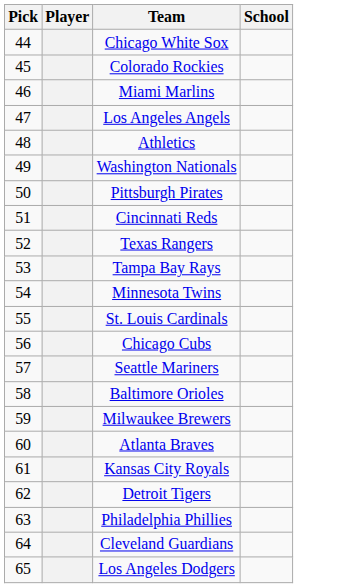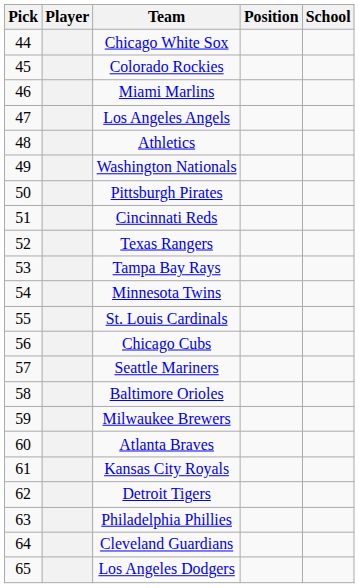+ column: (271, 17)
